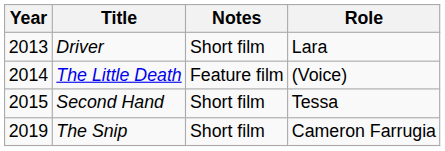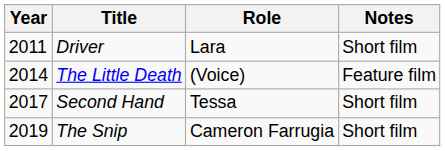columns swapped: (364, 18) <-> (237, 18)
(28, 46) 2013 -> (28, 46) 2011
(28, 103) 2015 -> (28, 103) 2017
